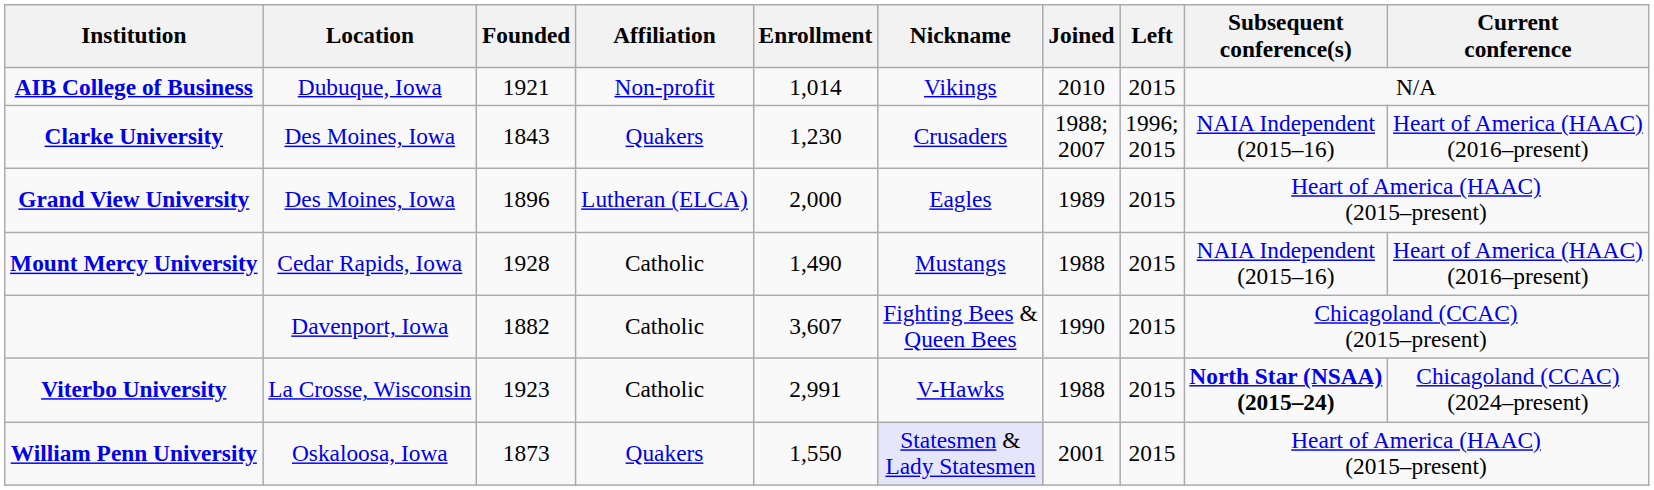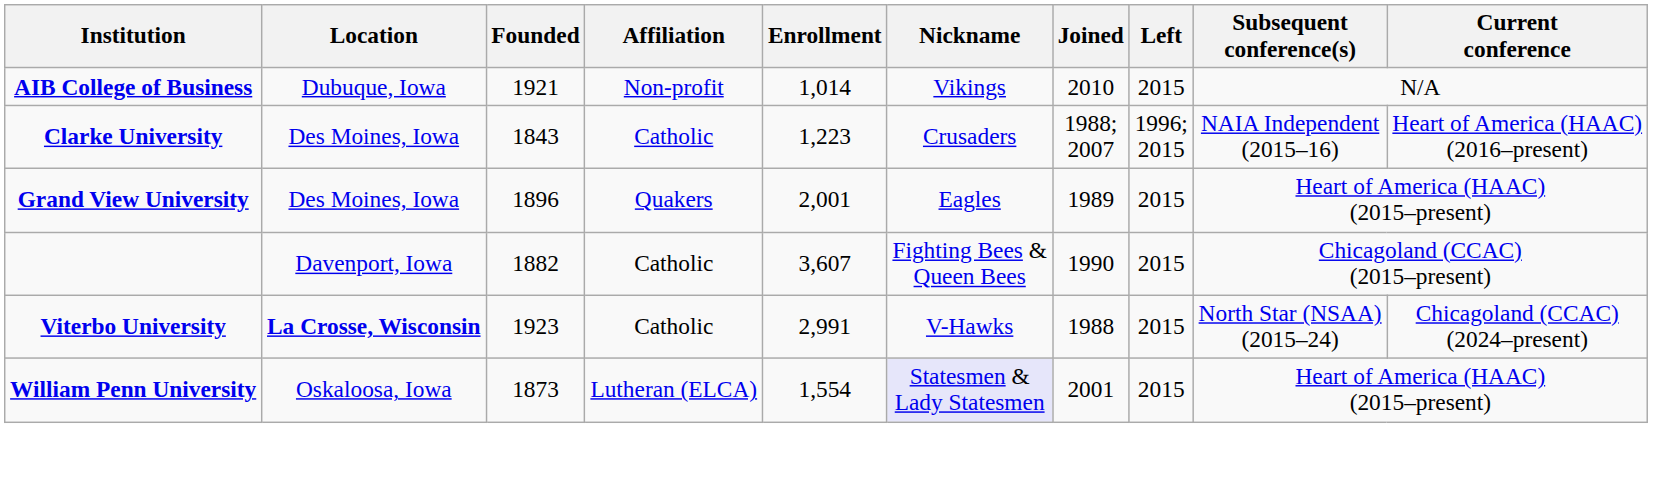(664, 136) Quakers -> (674, 136) Catholic
(815, 136) 1,230 -> (825, 136) 1,223
(664, 199) Lutheran (ELCA) -> (674, 199) Quakers
(815, 199) 2,000 -> (825, 199) 2,001
- row: (134, 263)
(370, 389) normal -> (374, 326) bold
(1286, 389) bold -> (1290, 326) normal
(664, 453) Quakers -> (674, 389) Lutheran (ELCA)
(815, 453) 1,550 -> (825, 389) 1,554
